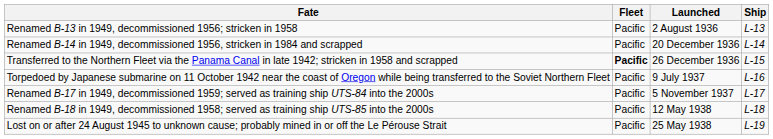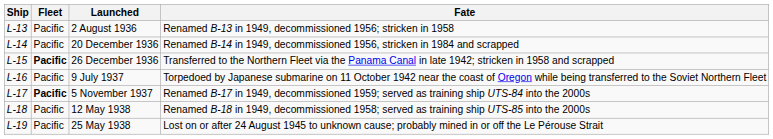columns swapped: (755, 12) <-> (308, 12)
(630, 93) normal -> (50, 93) bold
